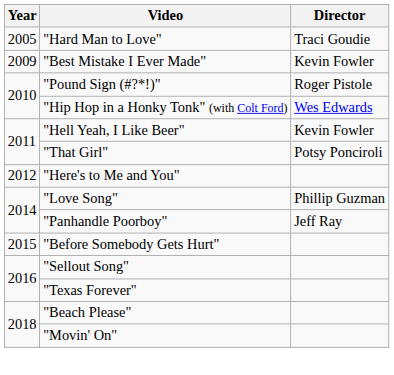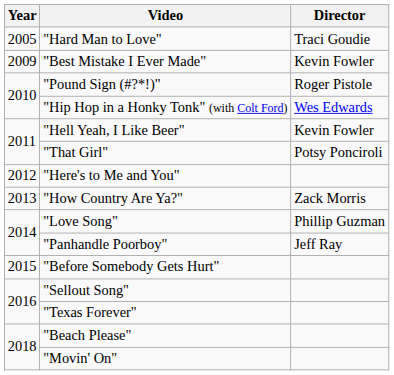+ row: (113, 198)
